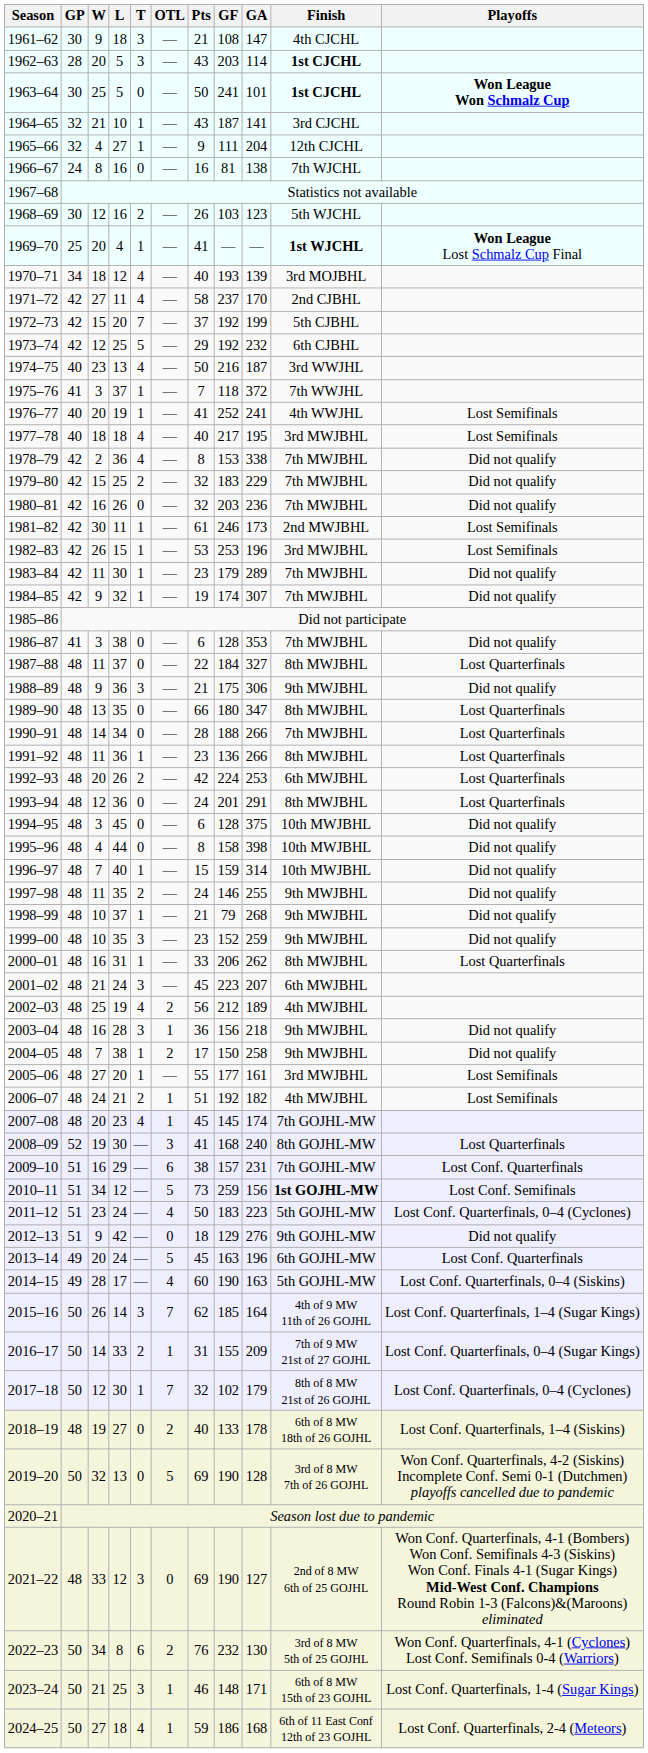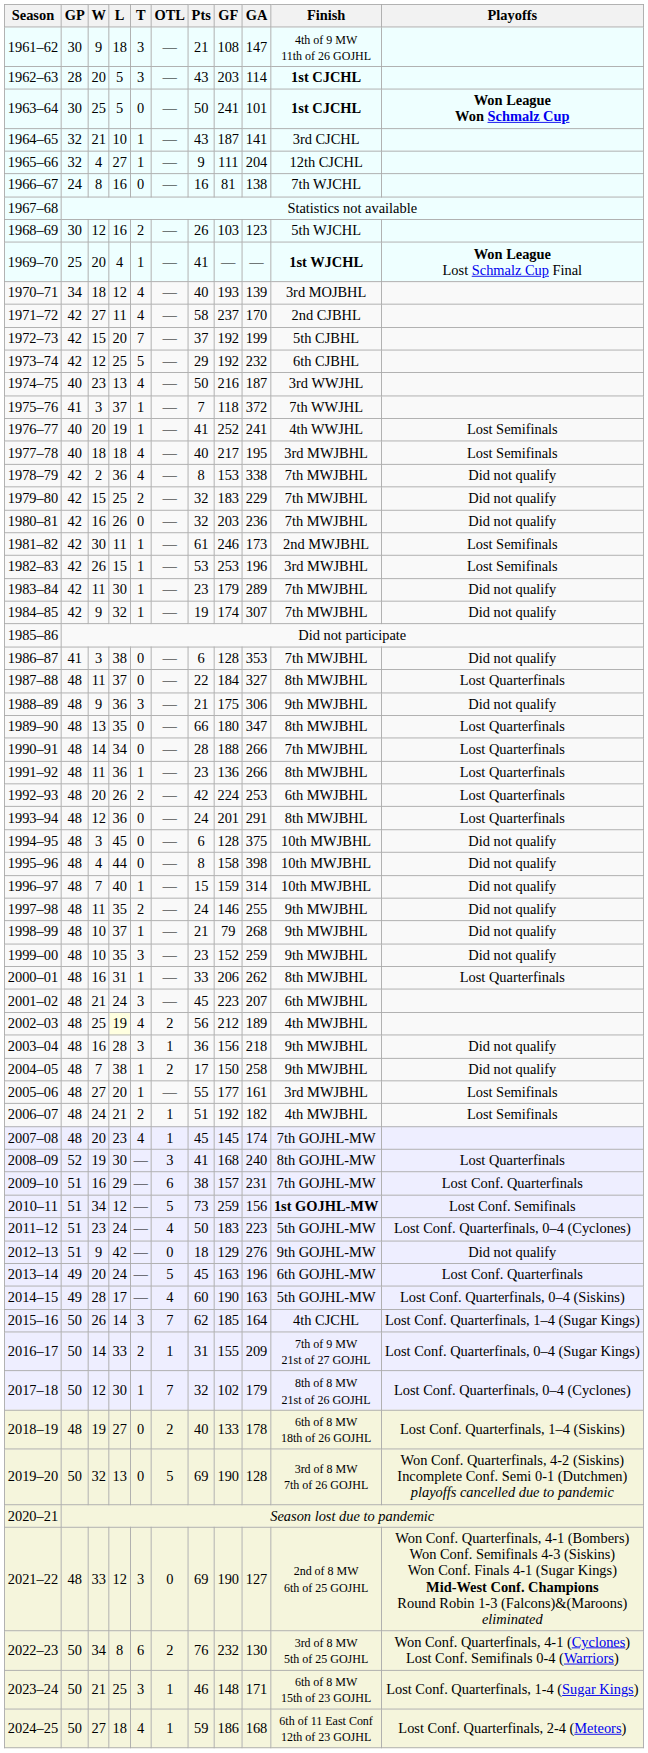(326, 38) 4th CJCHL -> (326, 47) 4th of 9 MW 11th of 26 GOJHL
(120, 1007) no background -> (120, 1023) lightyellow background
(326, 1313) 4th of 9 MW 11th of 26 GOJHL -> (326, 1320) 4th CJCHL
